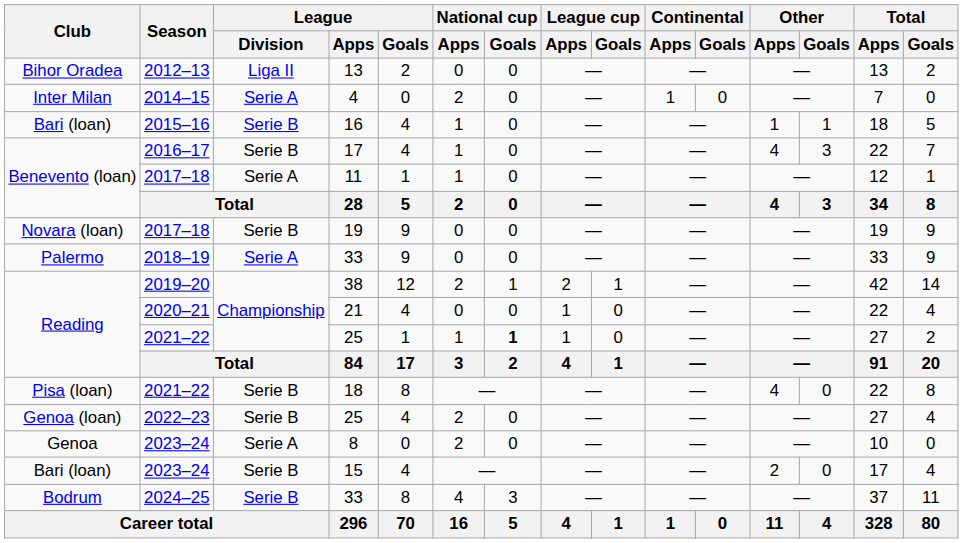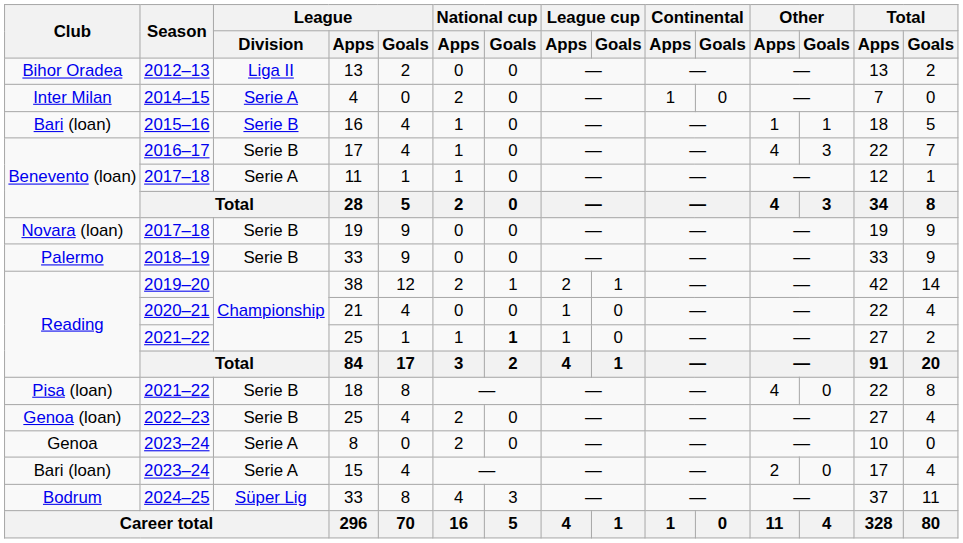(271, 257) Serie A -> (271, 257) Serie B
(271, 470) Serie B -> (271, 470) Serie A
(271, 497) Serie B -> (271, 497) Süper Lig
